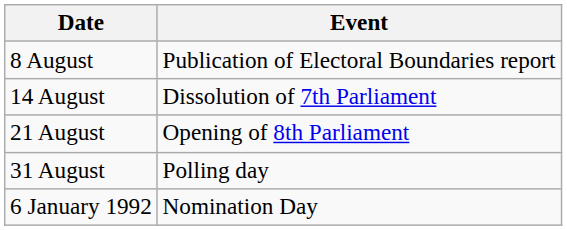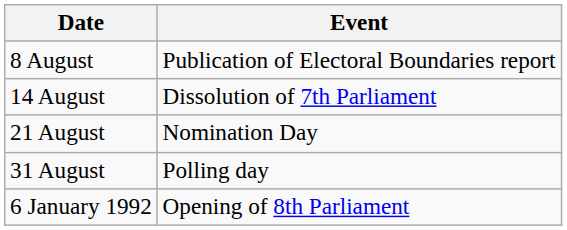(286, 133) Opening of 8th Parliament -> (240, 133) Nomination Day
(240, 206) Nomination Day -> (286, 206) Opening of 8th Parliament
